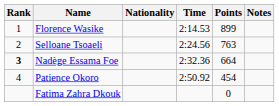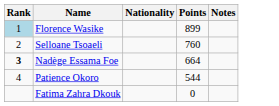- column: (194, 12)
(19, 28) no background -> (19, 28) lightblue background
(228, 45) 763 -> (193, 45) 760
(228, 77) 454 -> (193, 77) 544
